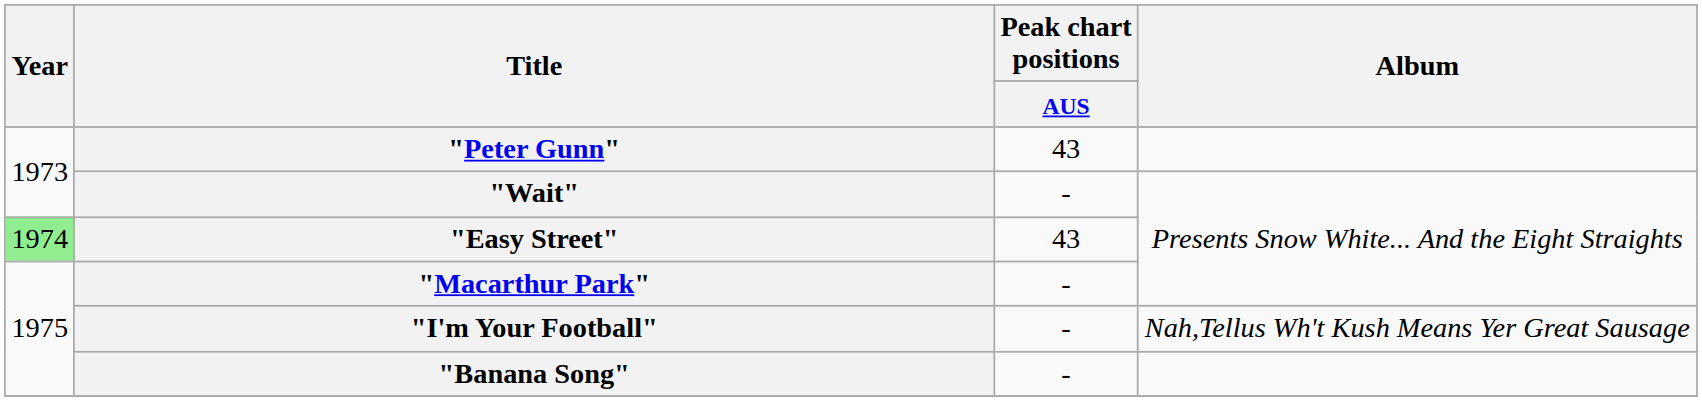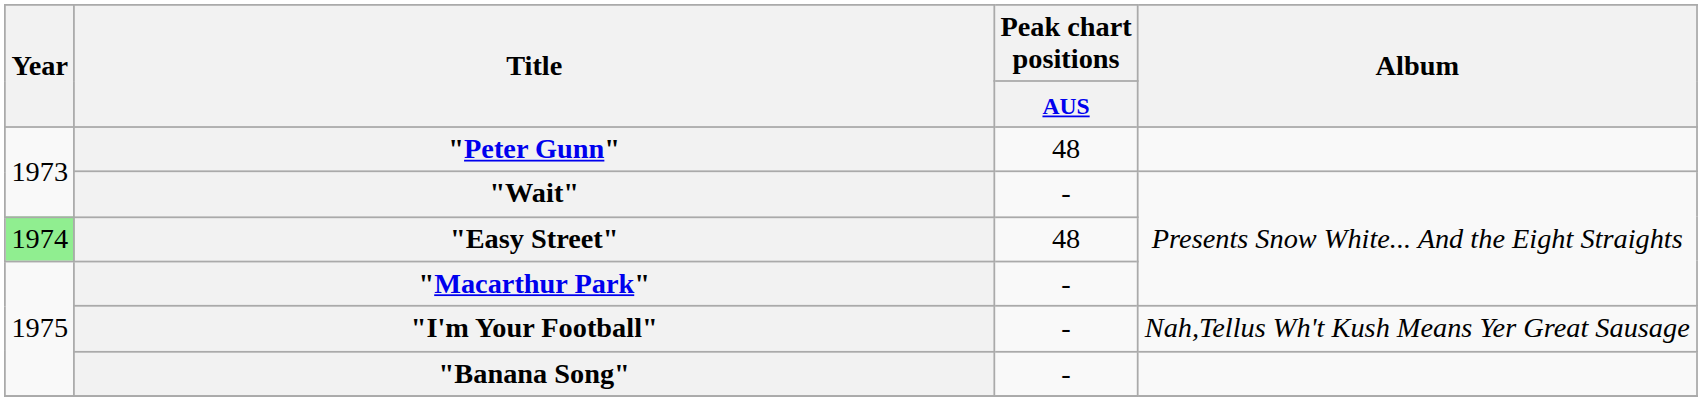(1066, 148) 43 -> (1066, 148) 48
(1066, 238) 43 -> (1066, 238) 48
